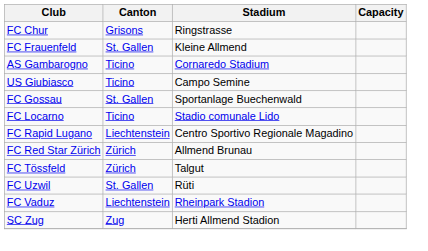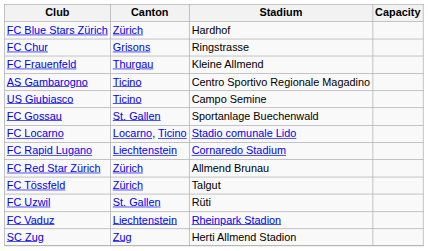+ row: (57, 30)
(129, 47) St. Gallen -> (133, 64) Thurgau
(222, 64) Cornaredo Stadium -> (281, 82) Centro Sportivo Regionale Magadino
(120, 116) Ticino -> (150, 133) Locarno, Ticino
(264, 133) Centro Sportivo Regionale Magadino -> (239, 151) Cornaredo Stadium
